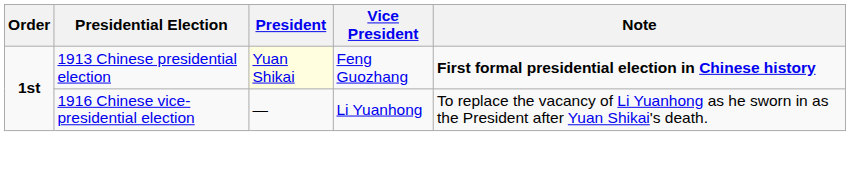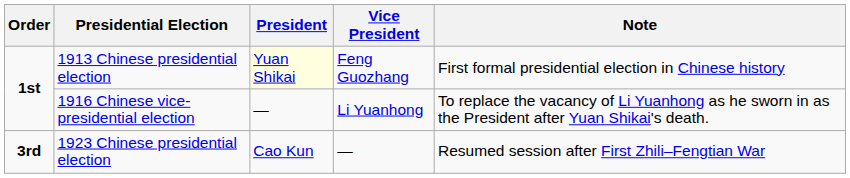(626, 67) bold -> (611, 67) normal
+ row: (147, 151)
